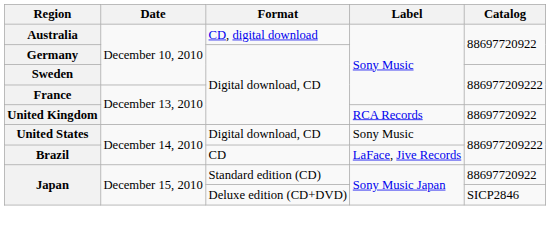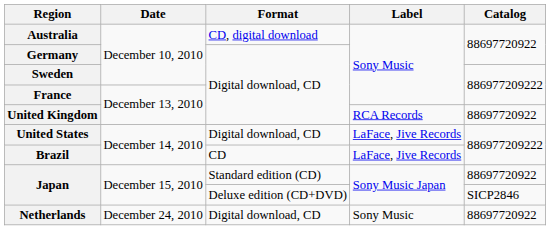(383, 134) Sony Music -> (407, 134) LaFace, Jive Records
+ row: (52, 214)
